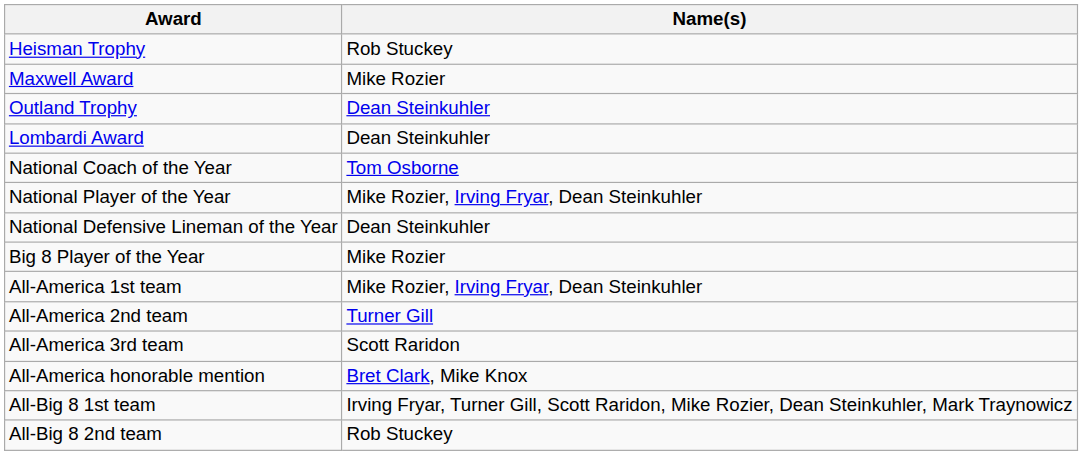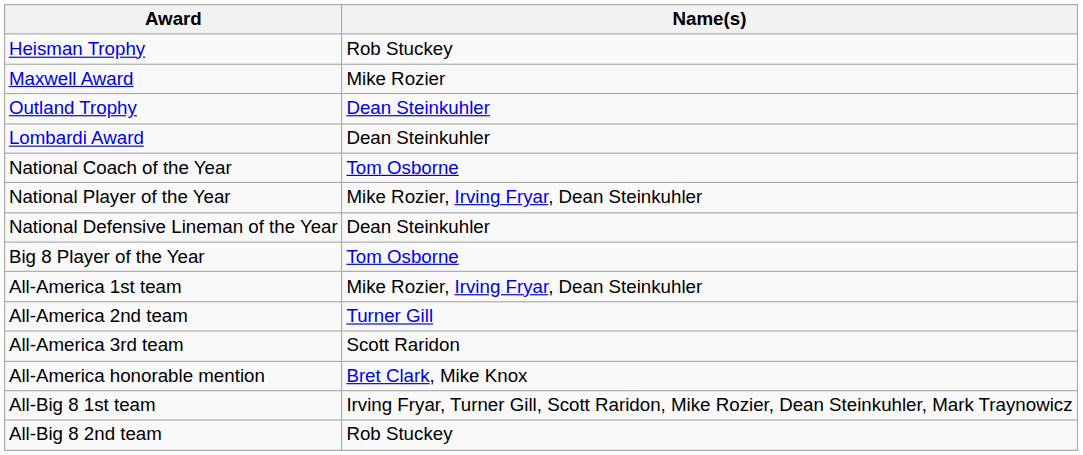(396, 256) Mike Rozier -> (403, 256) Tom Osborne
